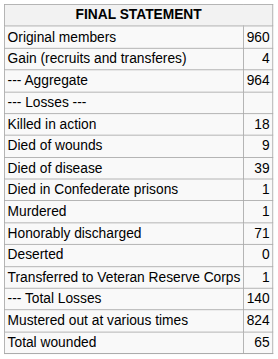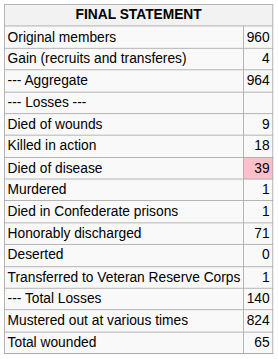rows swapped: (52, 124) <-> (55, 146)
(262, 168) no background -> (262, 168) pink background
rows swapped: (93, 189) <-> (37, 211)
